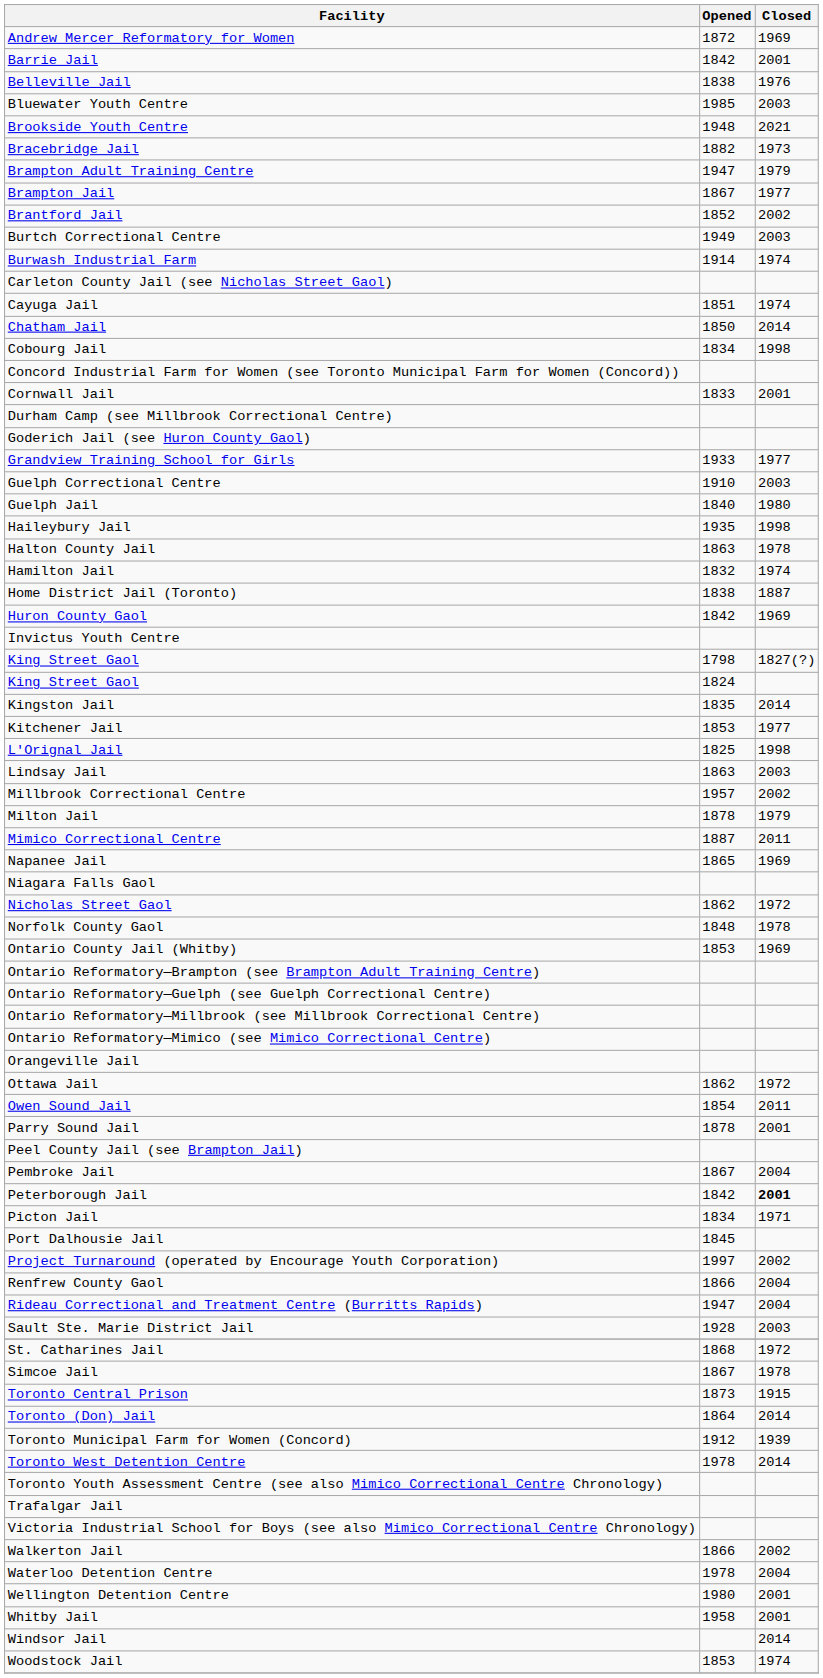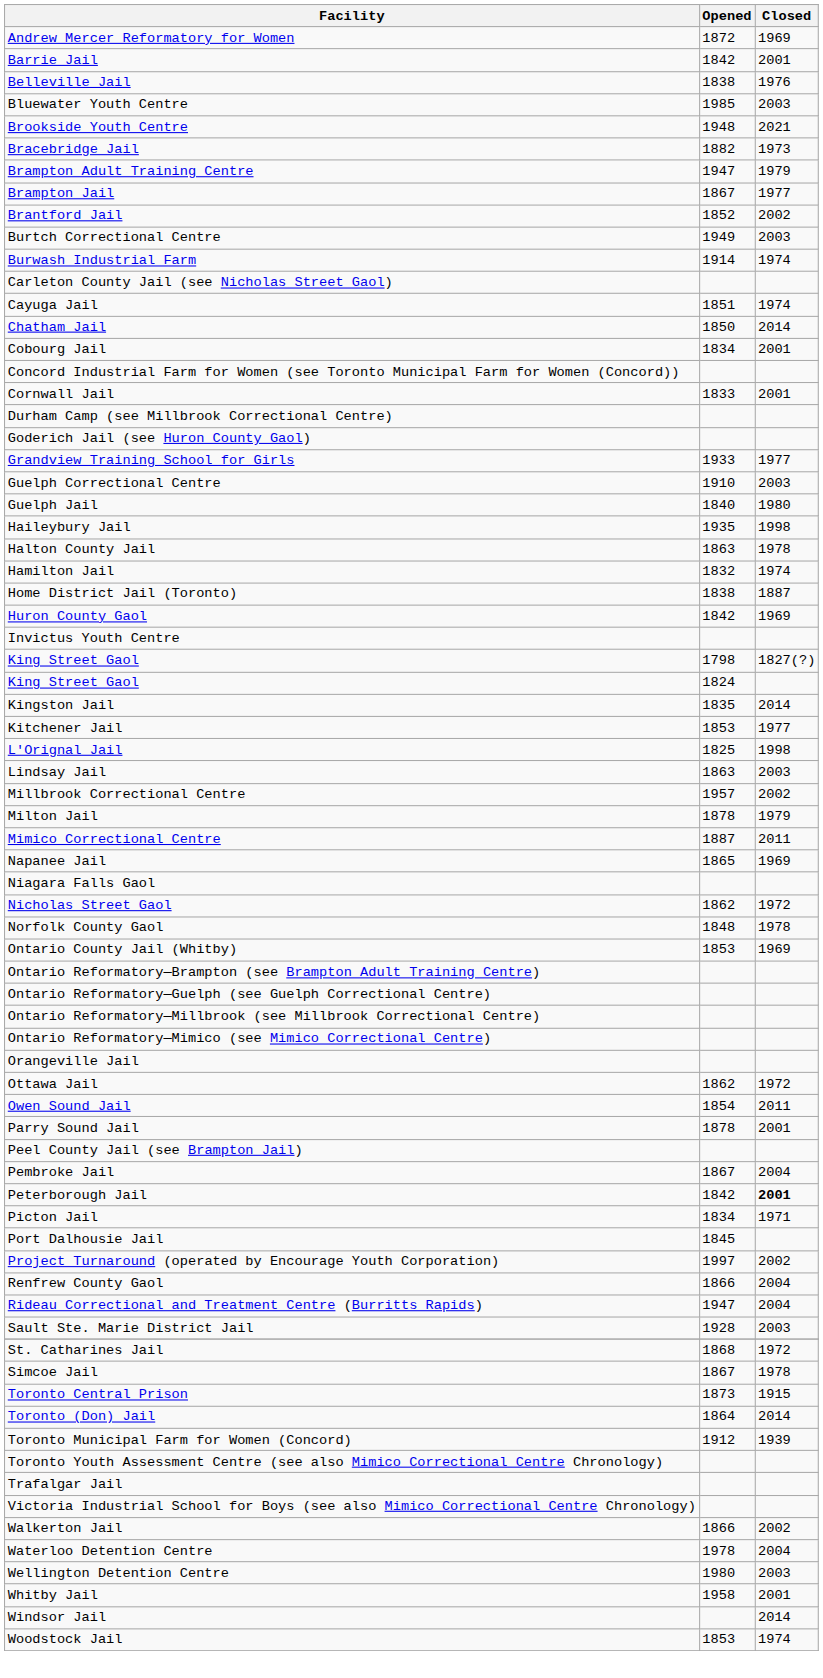(774, 349) 1998 -> (774, 349) 2001
- row: (127, 1462)
(774, 1595) 2001 -> (774, 1573) 2003
